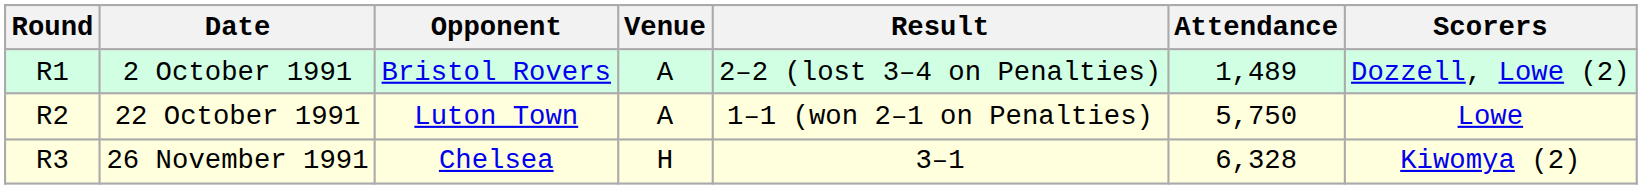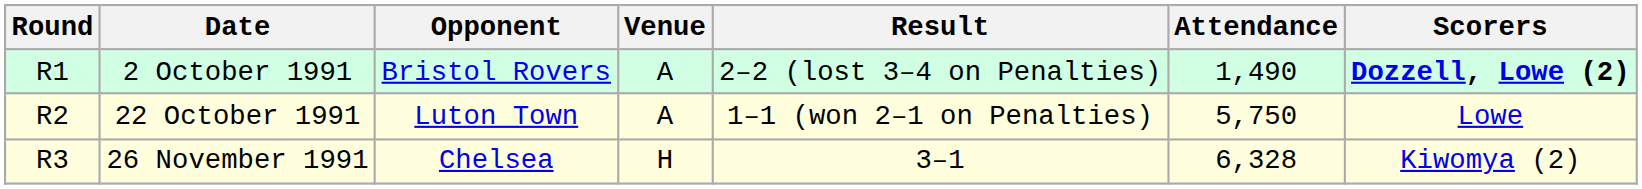(1256, 72) 1,489 -> (1256, 72) 1,490
(1490, 72) normal -> (1490, 72) bold
